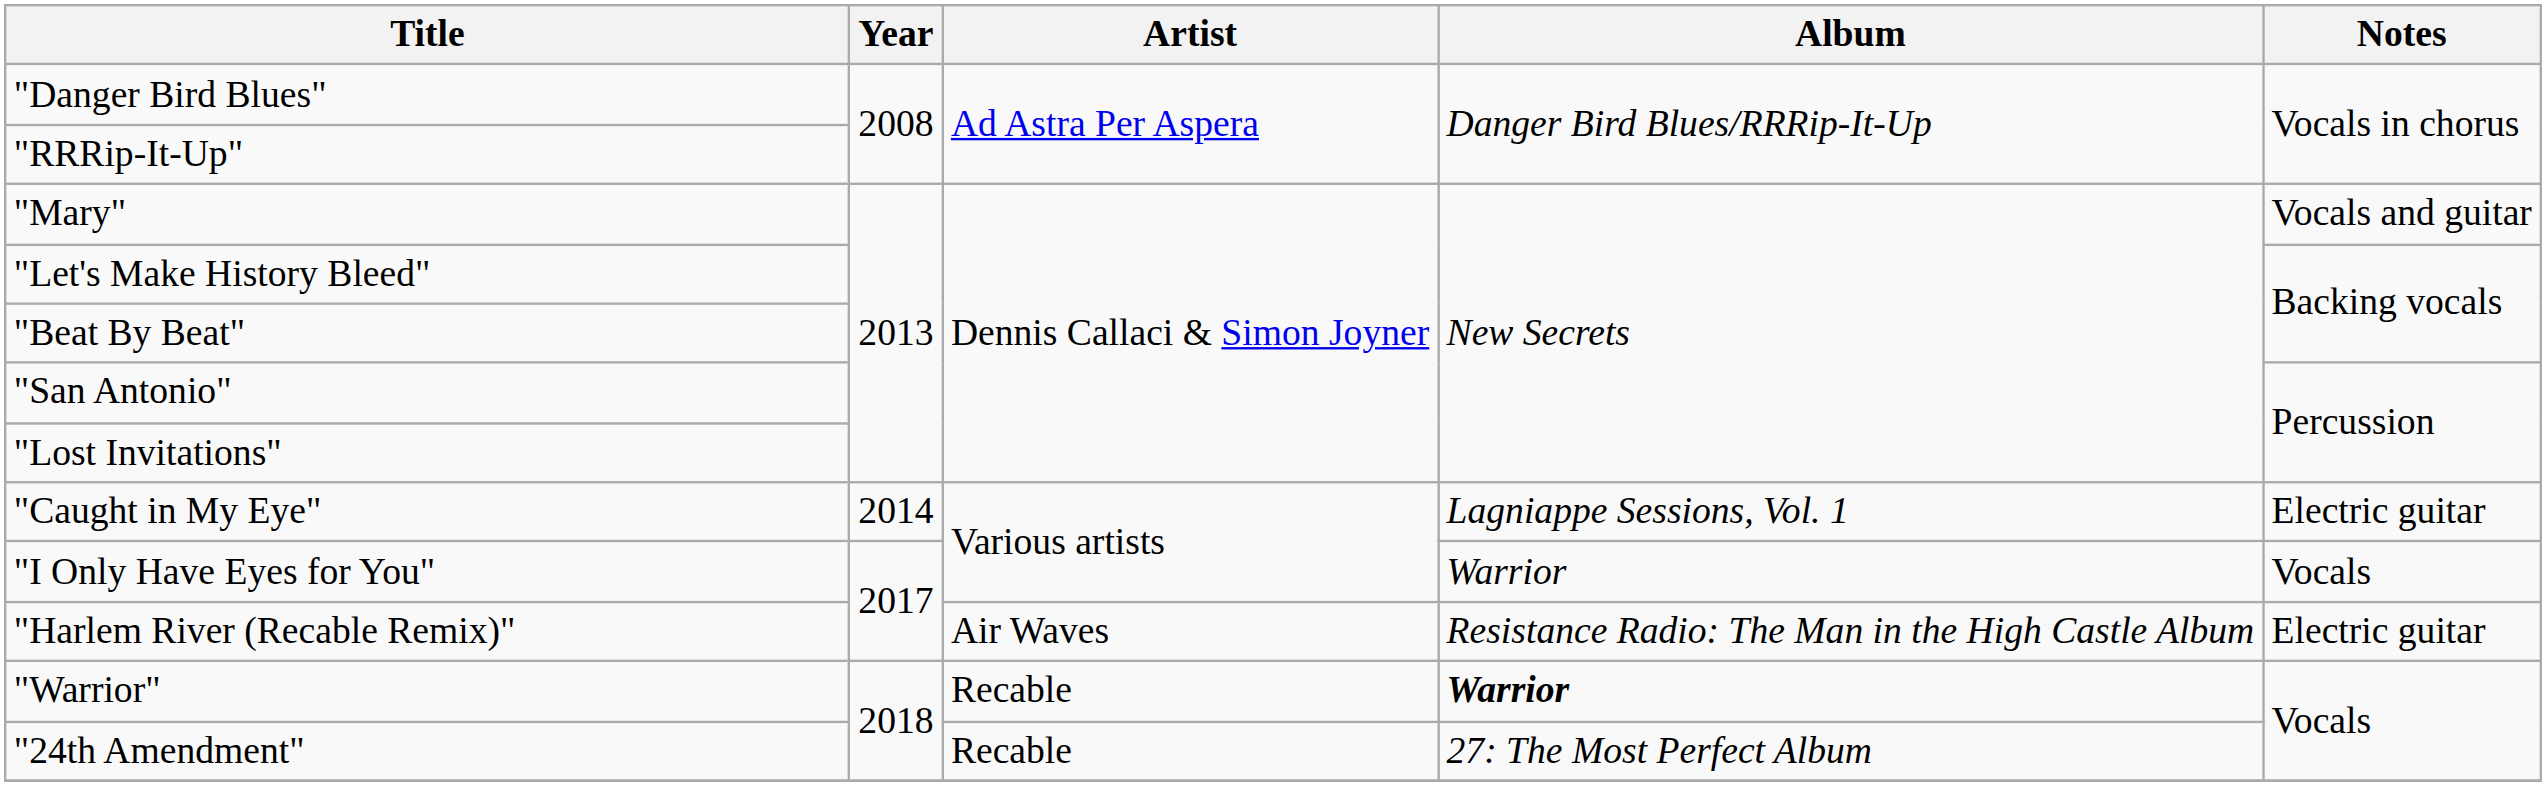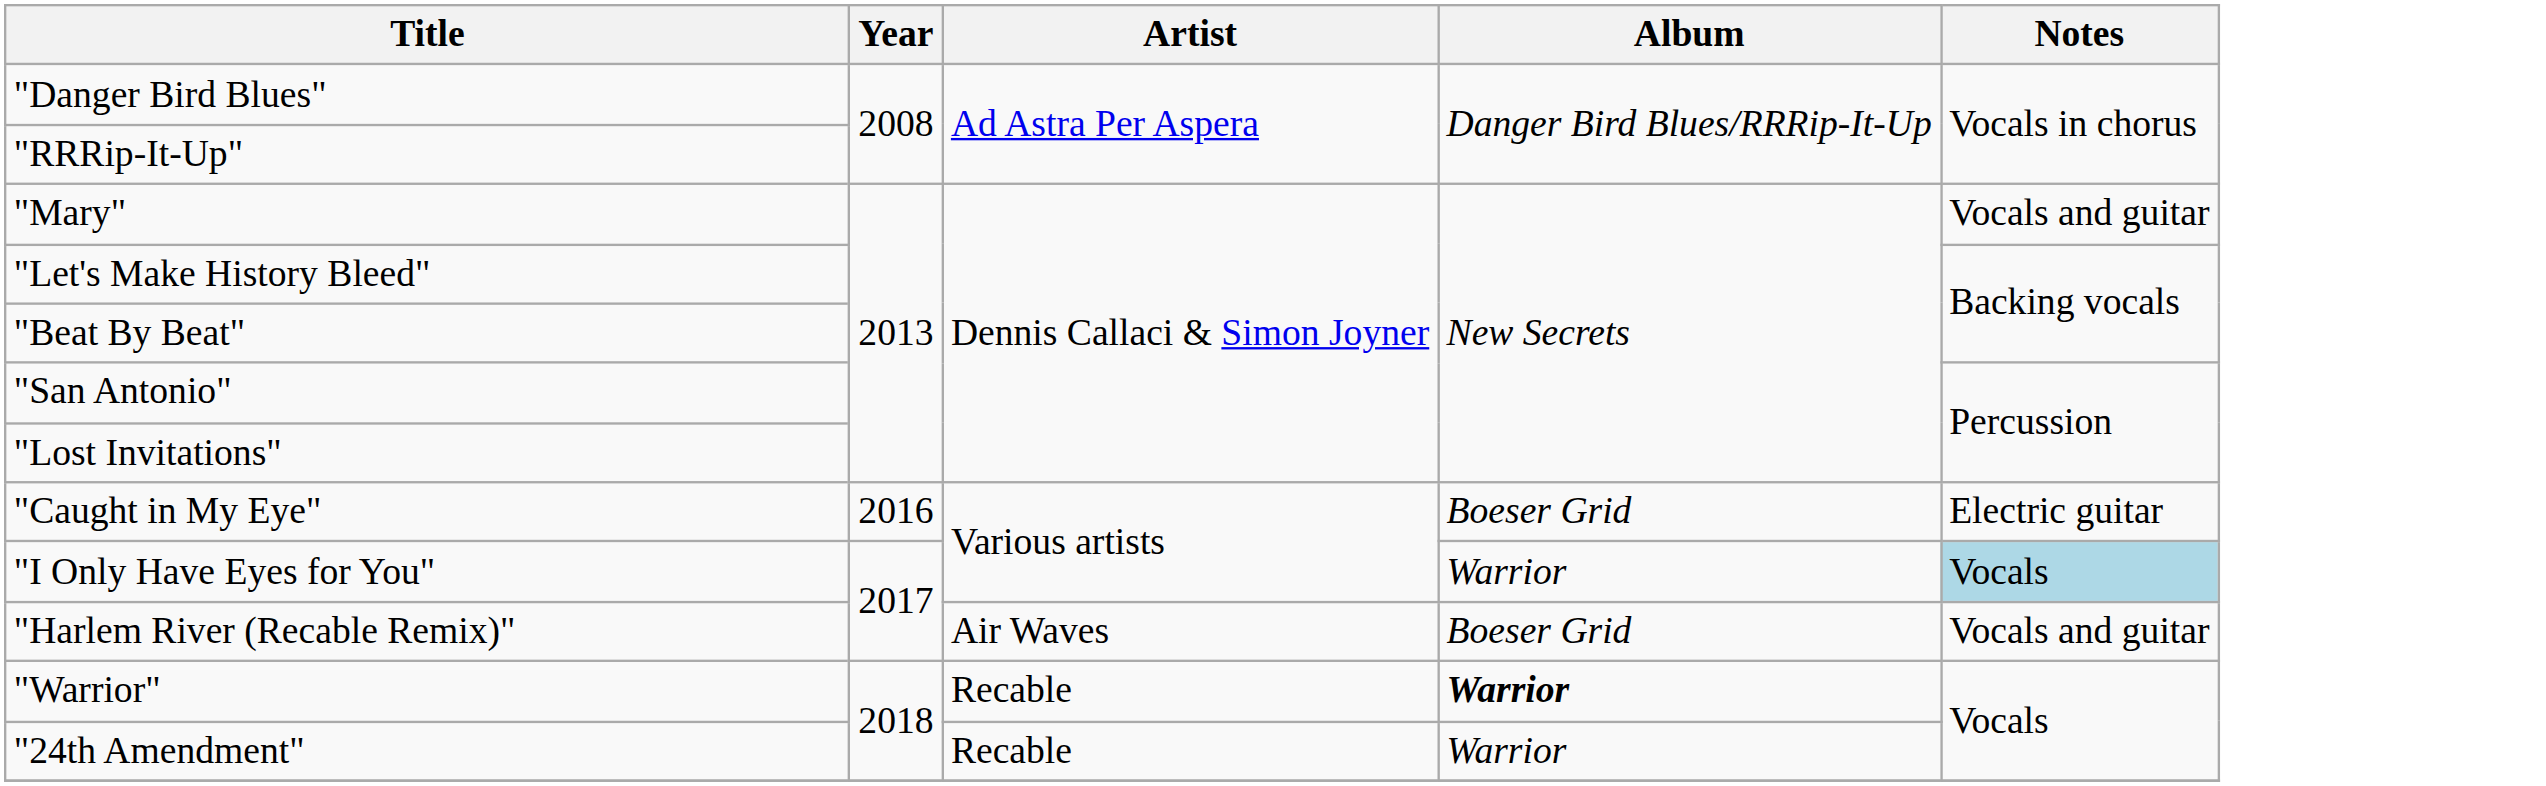(896, 511) 2014 -> (896, 511) 2016
(1648, 511) Lagniappe Sessions, Vol. 1 -> (1539, 511) Boeser Grid
(2321, 570) no background -> (1999, 570) lightblue background
(1850, 630) Resistance Radio: The Man in the High Castle Album -> (1539, 630) Boeser Grid
(2379, 630) Electric guitar -> (2079, 630) Vocals and guitar
(1659, 749) 27: The Most Perfect Album -> (1506, 749) Warrior
